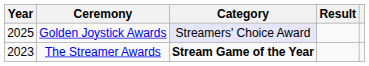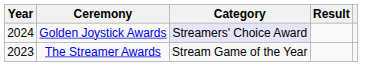(20, 33) 2025 -> (20, 33) 2024
(243, 52) bold -> (240, 52) normal
